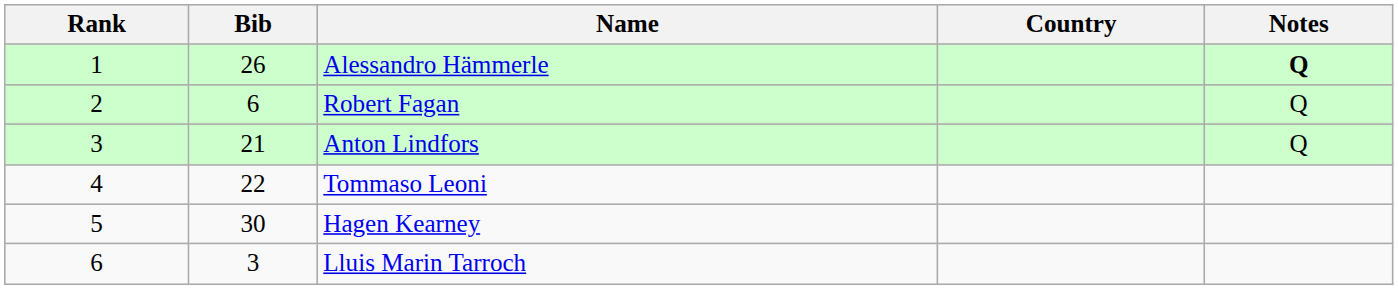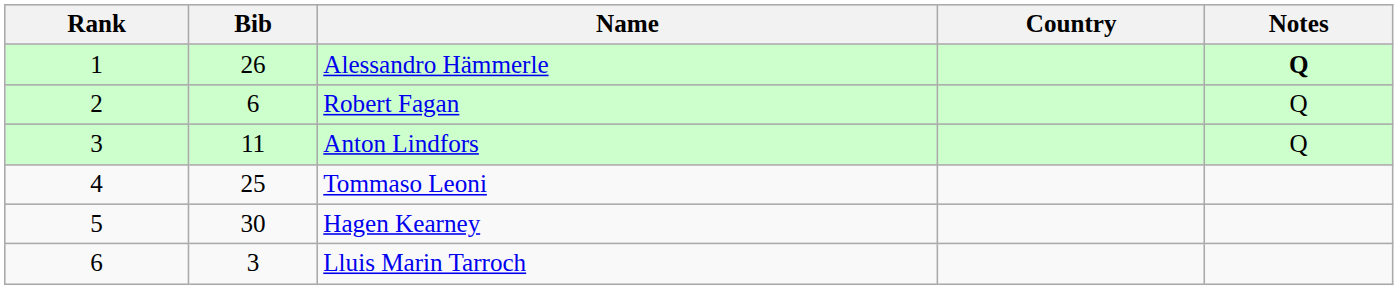(253, 143) 21 -> (253, 143) 11
(253, 183) 22 -> (253, 183) 25
